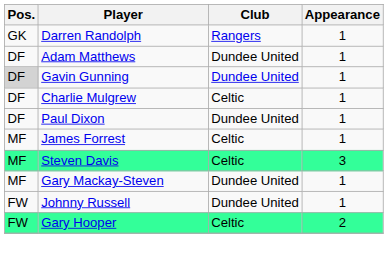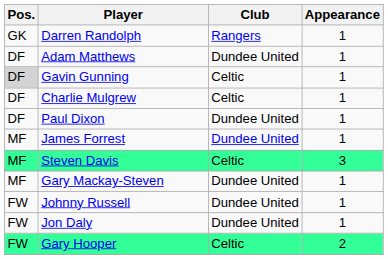(255, 77) Dundee United -> (228, 77) Celtic
(228, 139) Celtic -> (255, 139) Dundee United
+ row: (67, 222)
